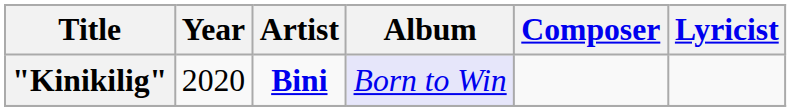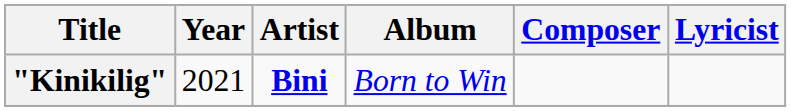(213, 79) 2020 -> (213, 79) 2021
(430, 79) lavender background -> (430, 79) no background
